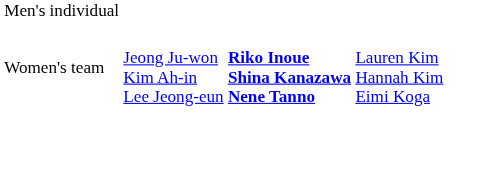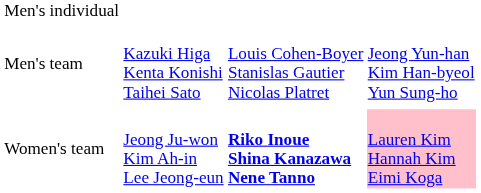+ row: (44, 63)
(399, 77) no background -> (412, 158) pink background
